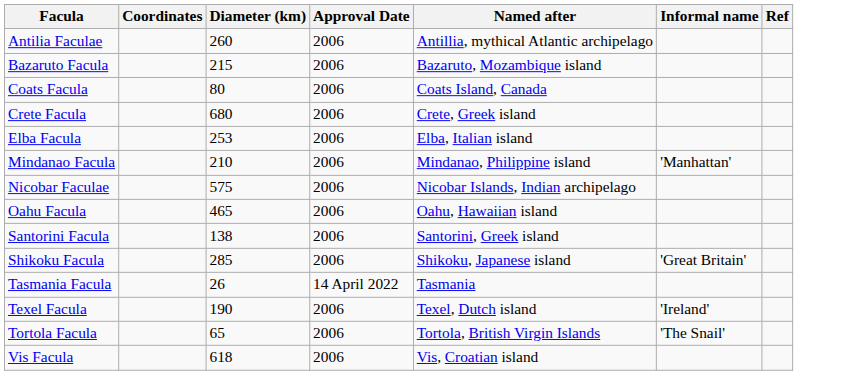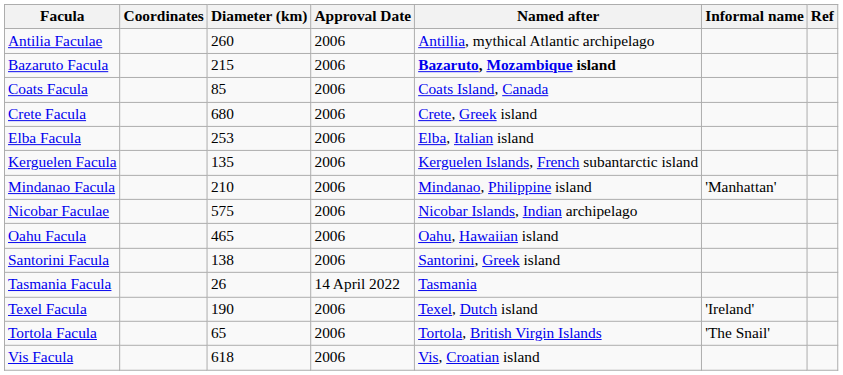(509, 65) normal -> (517, 65) bold
(217, 89) 80 -> (219, 89) 85
+ row: (62, 162)
- row: (56, 260)
